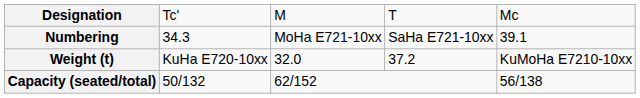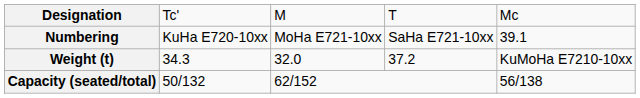(176, 37) 34.3 -> (215, 37) KuHa E720-10xx
(215, 59) KuHa E720-10xx -> (176, 59) 34.3
